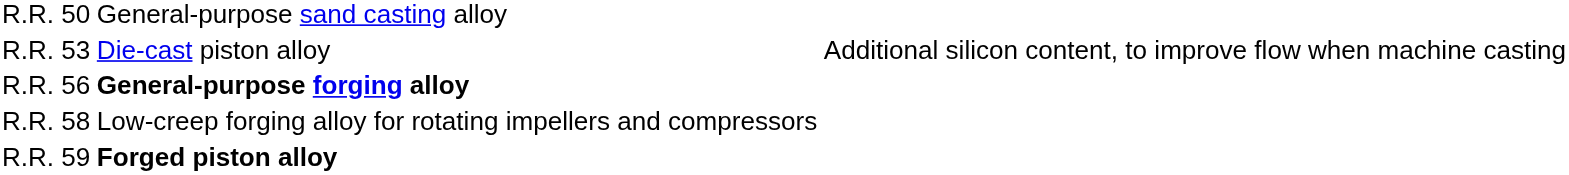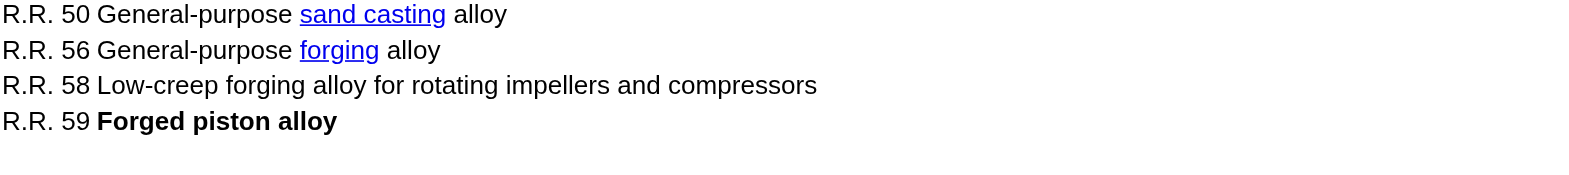- row: (46, 50)
(283, 85) bold -> (269, 50) normal
